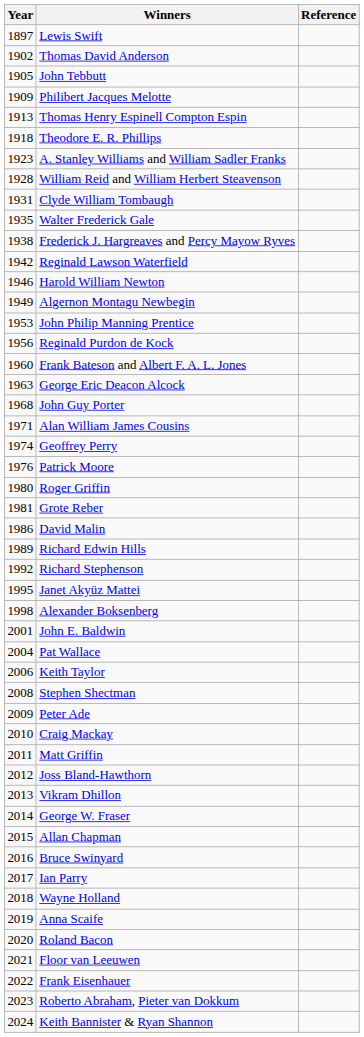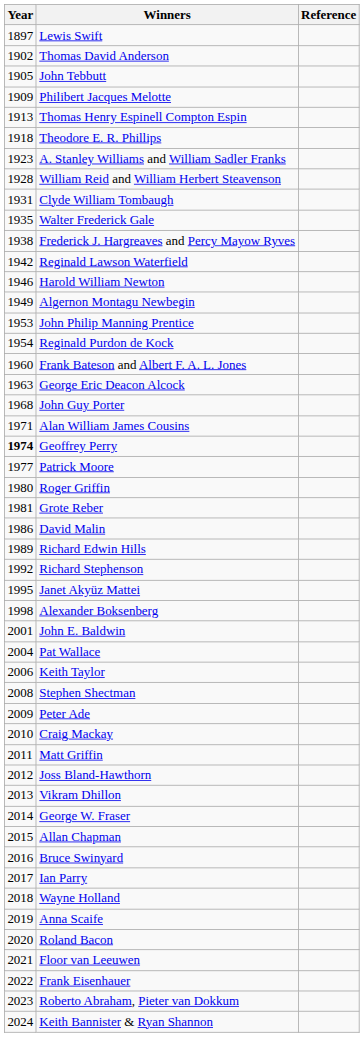(20, 343) 1956 -> (20, 343) 1954
(20, 446) normal -> (20, 446) bold
(20, 466) 1976 -> (20, 466) 1977
